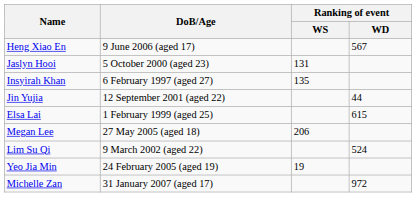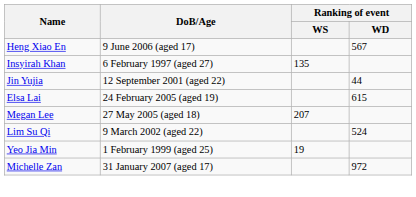- row: (31, 64)
(158, 115) 1 February 1999 (aged 25) -> (160, 98) 24 February 2005 (aged 19)
(302, 132) 206 -> (302, 115) 207
(160, 166) 24 February 2005 (aged 19) -> (158, 149) 1 February 1999 (aged 25)
